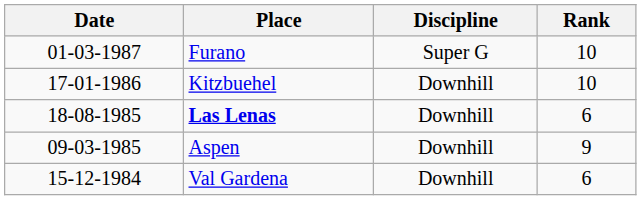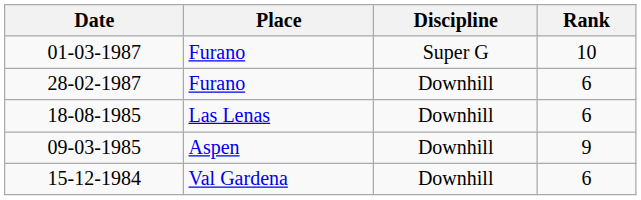+ row: (94, 83)
- row: (94, 83)
(232, 115) bold -> (229, 115) normal
